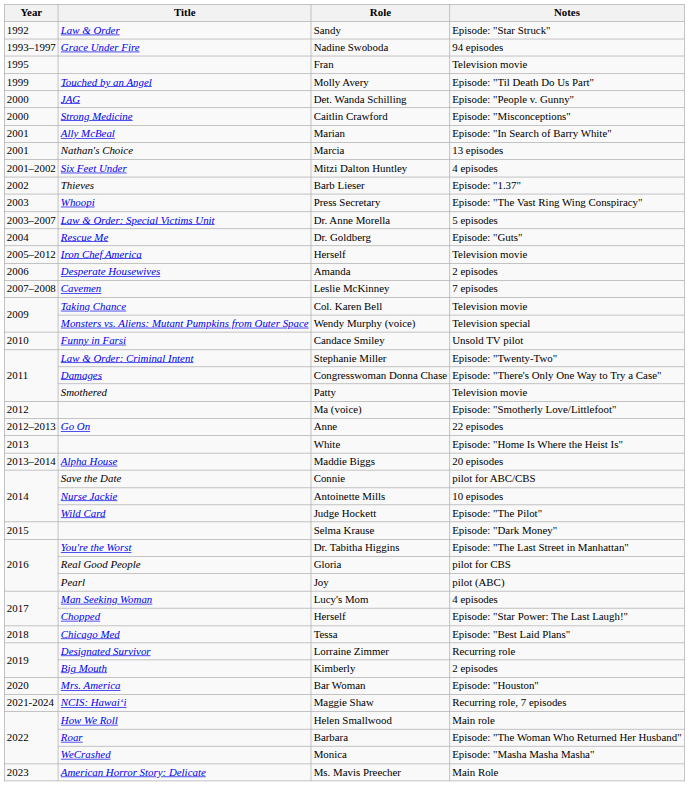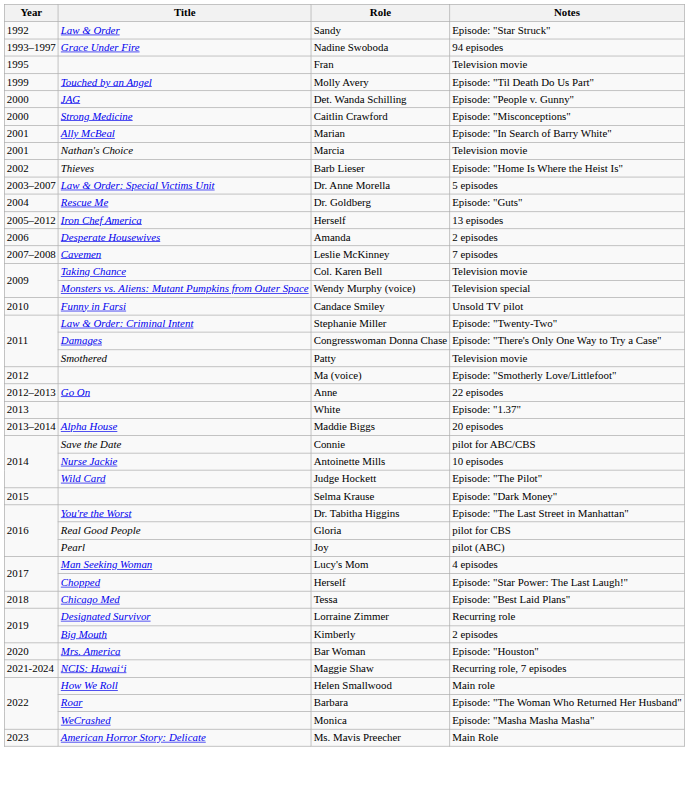(478, 151) 13 episodes -> (490, 151) Television movie
- row: (94, 168)
(487, 185) Episode: "1.37" -> (538, 168) Episode: "Home Is Where the Heist Is"
- row: (78, 202)
(490, 254) Television movie -> (478, 220) 13 episodes
(538, 444) Episode: "Home Is Where the Heist Is" -> (487, 409) Episode: "1.37"
